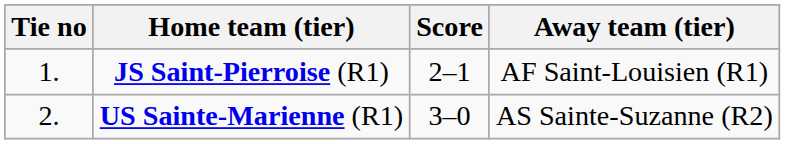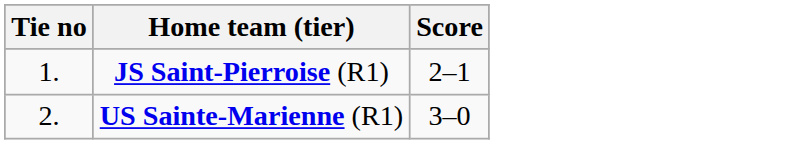- column: (634, 26)
